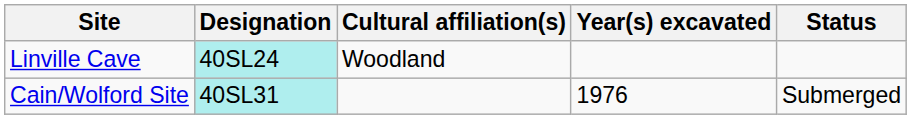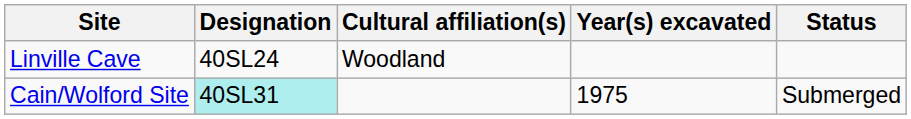(239, 59) paleturquoise background -> (239, 59) no background
(602, 95) 1976 -> (602, 95) 1975
